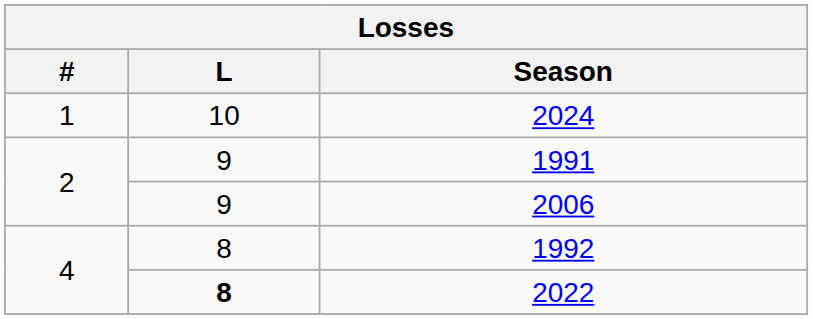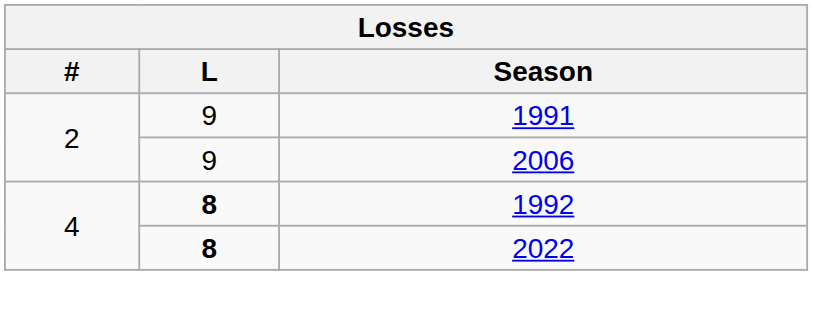- row: (563, 116)
(224, 249) normal -> (209, 204) bold
